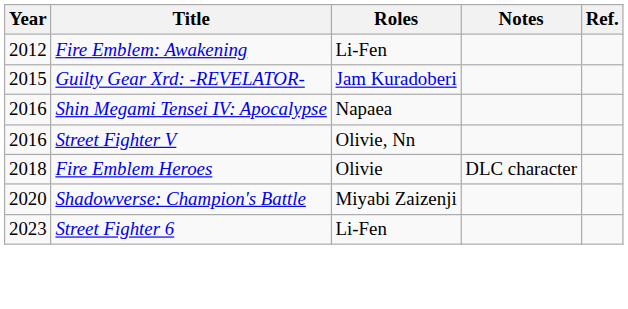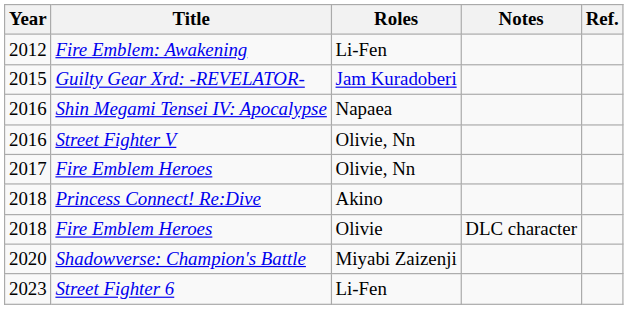+ row: (28, 169)
+ row: (28, 199)
